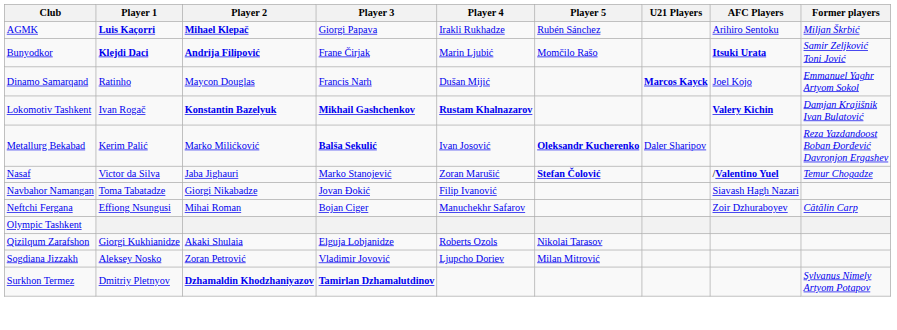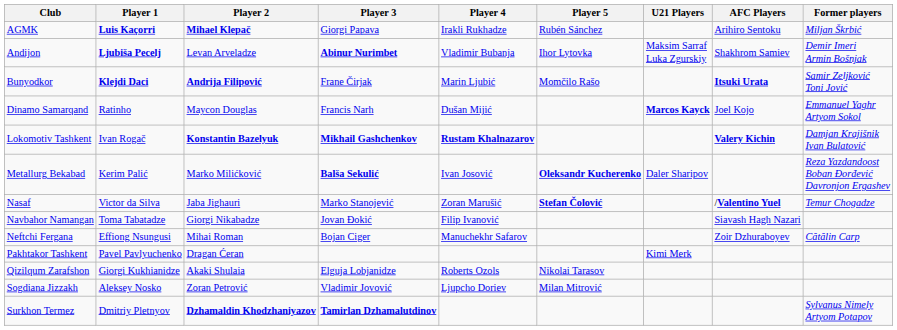+ row: (23, 53)
- row: (44, 225)
+ row: (47, 254)
